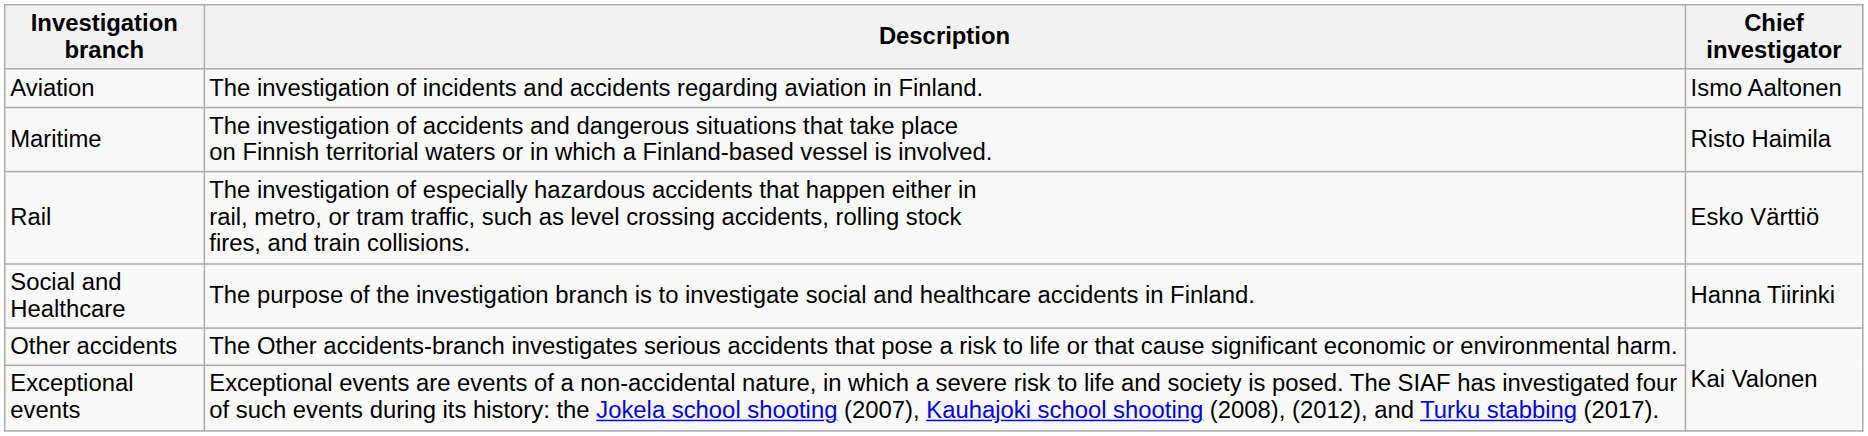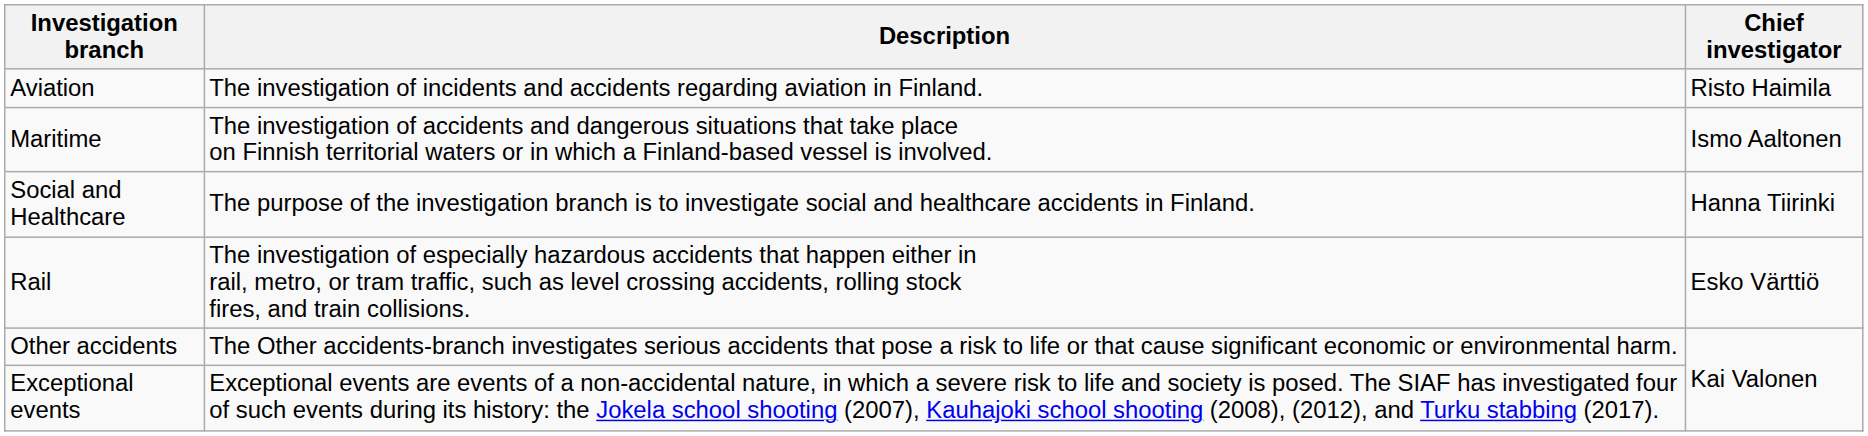(1766, 88) Ismo Aaltonen -> (1761, 88) Risto Haimila
(1761, 139) Risto Haimila -> (1766, 139) Ismo Aaltonen
rows swapped: (31, 217) <-> (68, 295)
